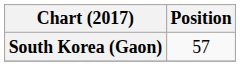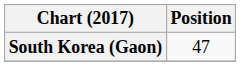(201, 46) 57 -> (201, 46) 47
